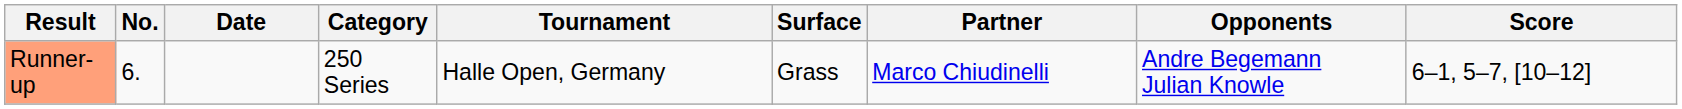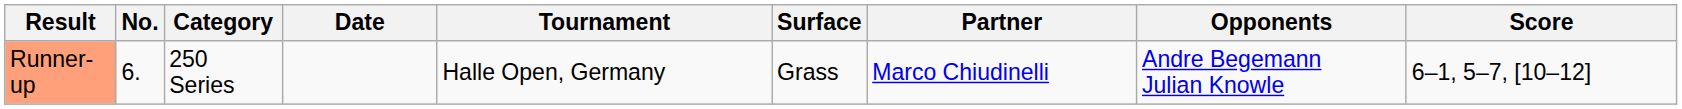columns swapped: (241, 22) <-> (378, 22)
